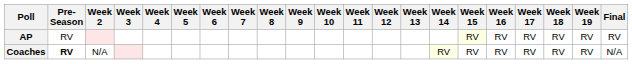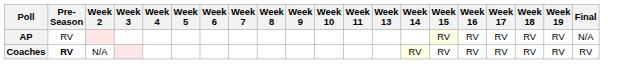- column: (386, 17)
(614, 37) RV -> (586, 37) N/A
(614, 52) N/A -> (586, 52) RV
